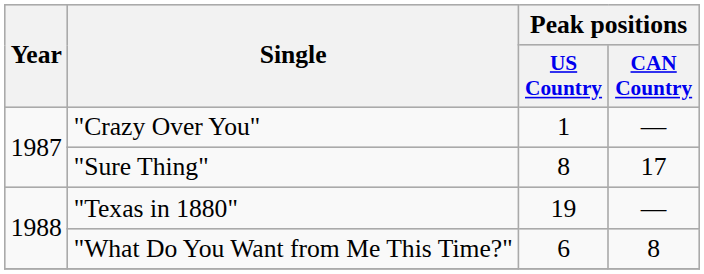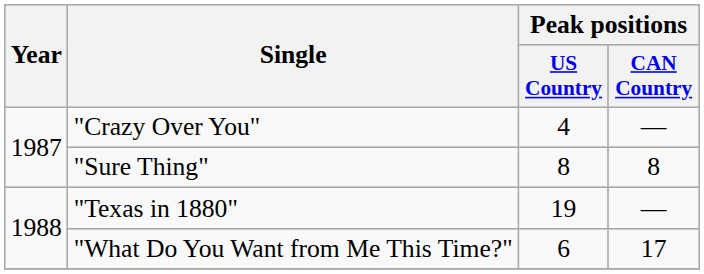(564, 126) 1 -> (564, 126) 4
(654, 167) 17 -> (654, 167) 8
(654, 248) 8 -> (654, 248) 17
